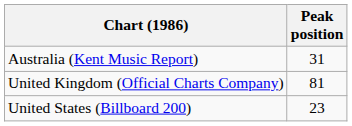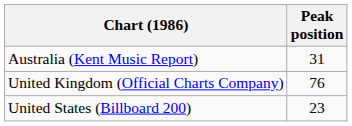(317, 83) 81 -> (317, 83) 76
